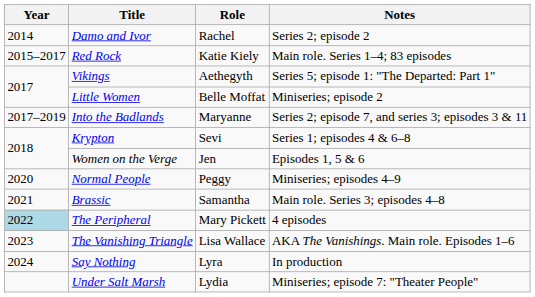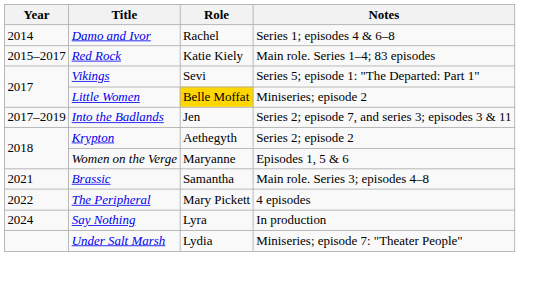(321, 35) Series 2; episode 2 -> (325, 35) Series 1; episodes 4 & 6–8
(226, 76) Aethegyth -> (194, 76) Sevi
(232, 96) no background -> (216, 96) gold background
(225, 117) Maryanne -> (192, 117) Jen
(210, 138) Sevi -> (210, 138) Aethegyth
(341, 138) Series 1; episodes 4 & 6–8 -> (305, 138) Series 2; episode 2
(207, 158) Jen -> (209, 158) Maryanne
- row: (111, 179)
(20, 220) lightblue background -> (20, 199) no background
- row: (132, 240)
